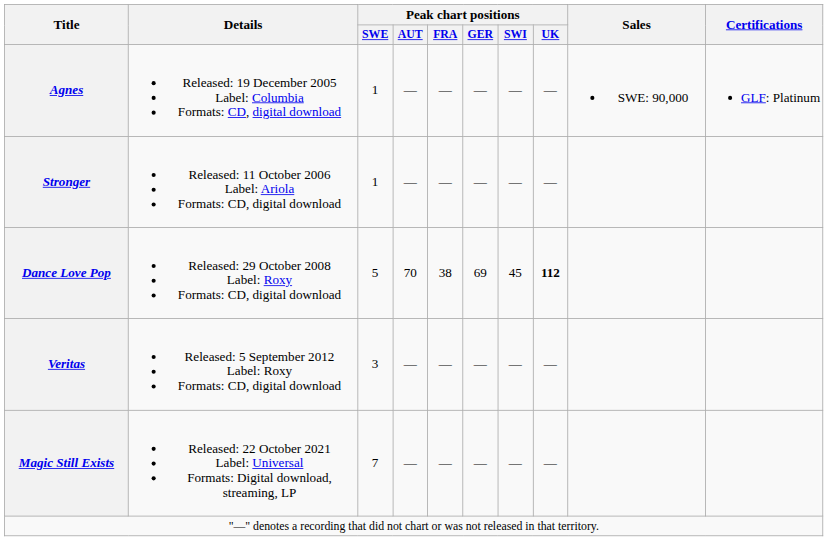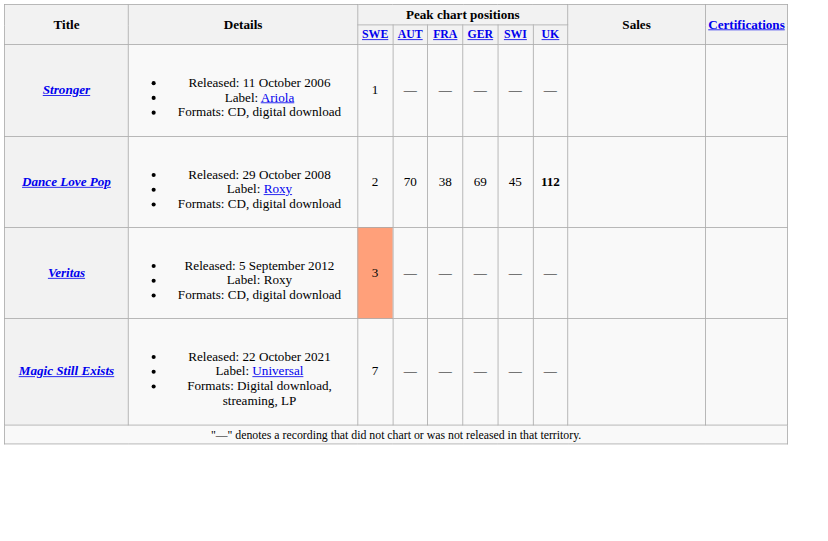- row: (66, 90)
(375, 273) 5 -> (375, 181) 2
(375, 364) no background -> (375, 273) lightsalmon background
